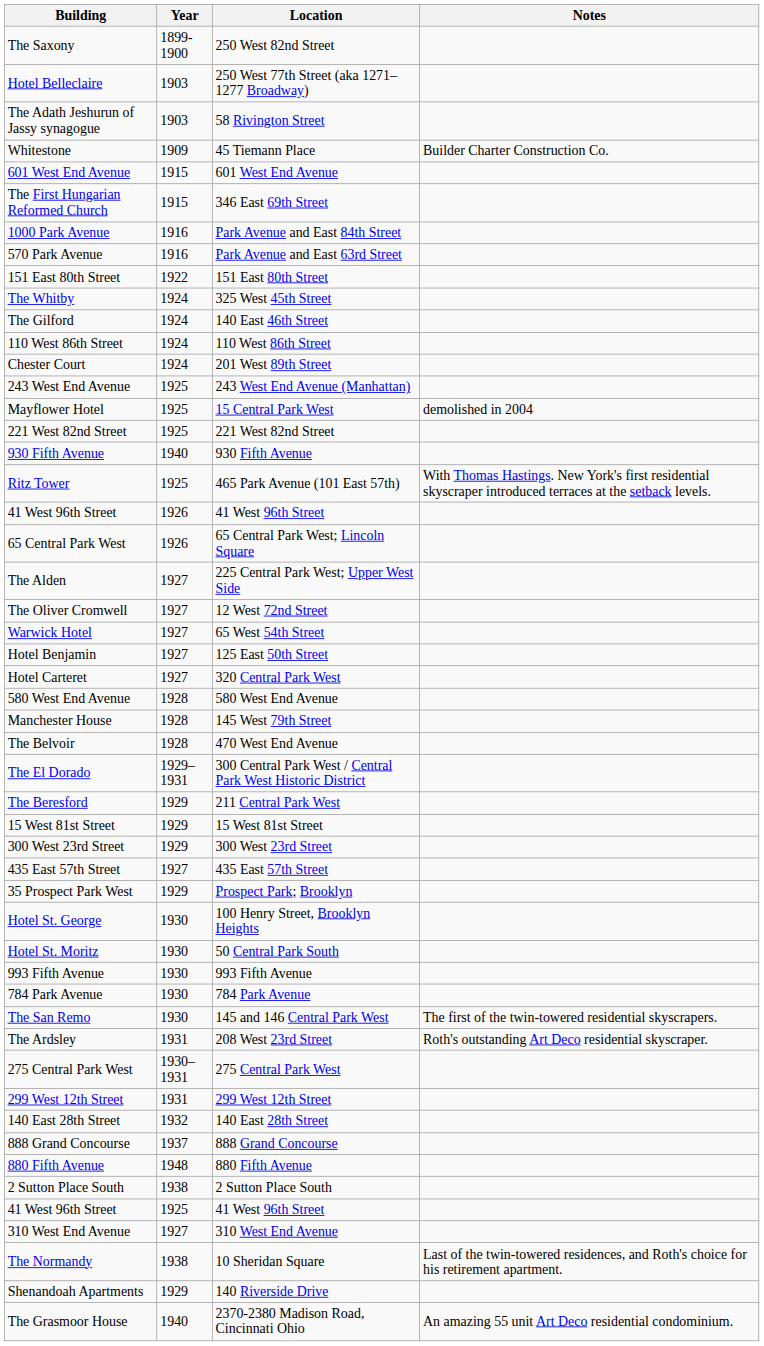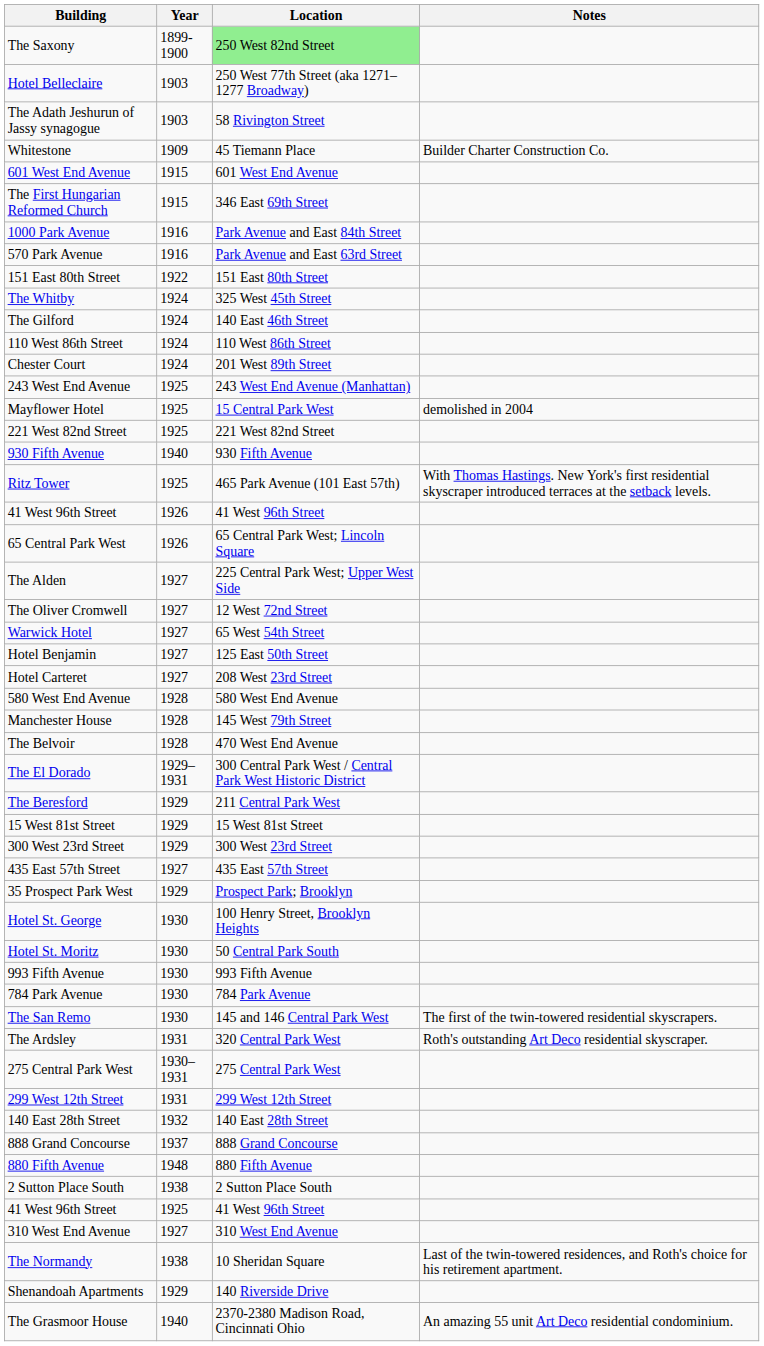(275, 45) no background -> (275, 45) lightgreen background
(278, 677) 320 Central Park West -> (274, 677) 208 West 23rd Street
(274, 1039) 208 West 23rd Street -> (278, 1039) 320 Central Park West
